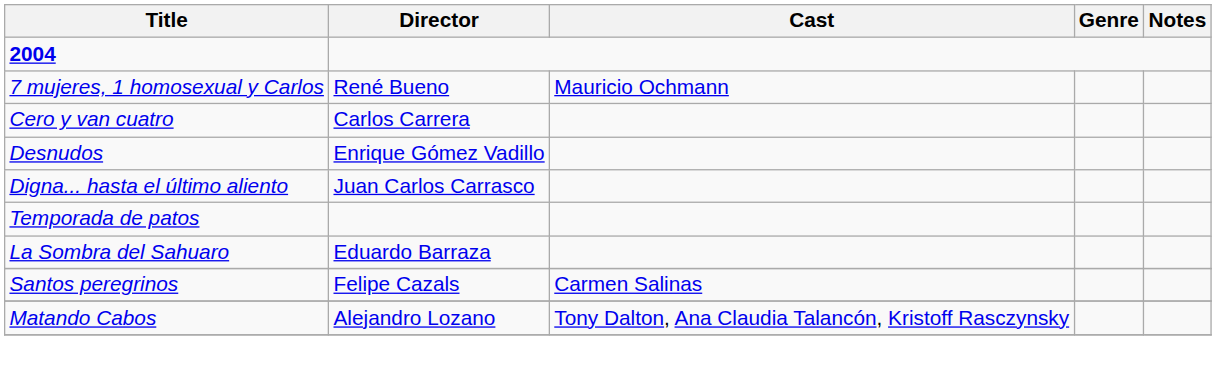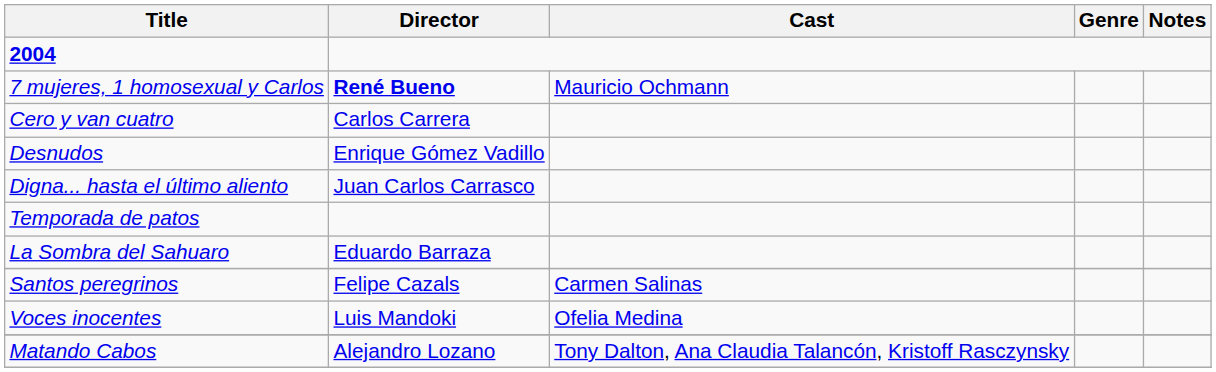(391, 86) normal -> (394, 86) bold
+ row: (85, 317)
